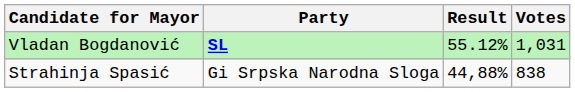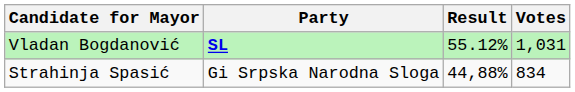(531, 73) 838 -> (531, 73) 834
